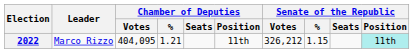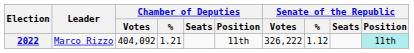(137, 41) 404,095 -> (137, 41) 404,092
(283, 41) 326,212 -> (283, 41) 326,222
(317, 41) 1.15 -> (317, 41) 1.12
